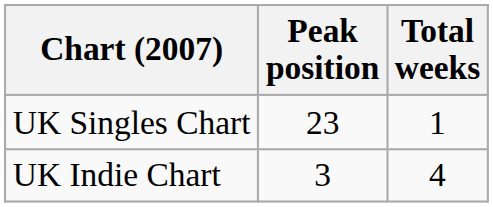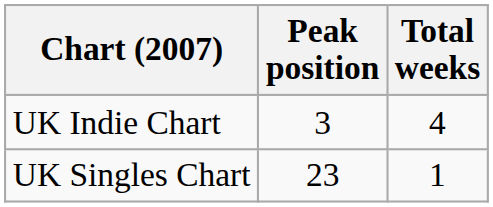rows swapped: (132, 121) <-> (117, 174)
